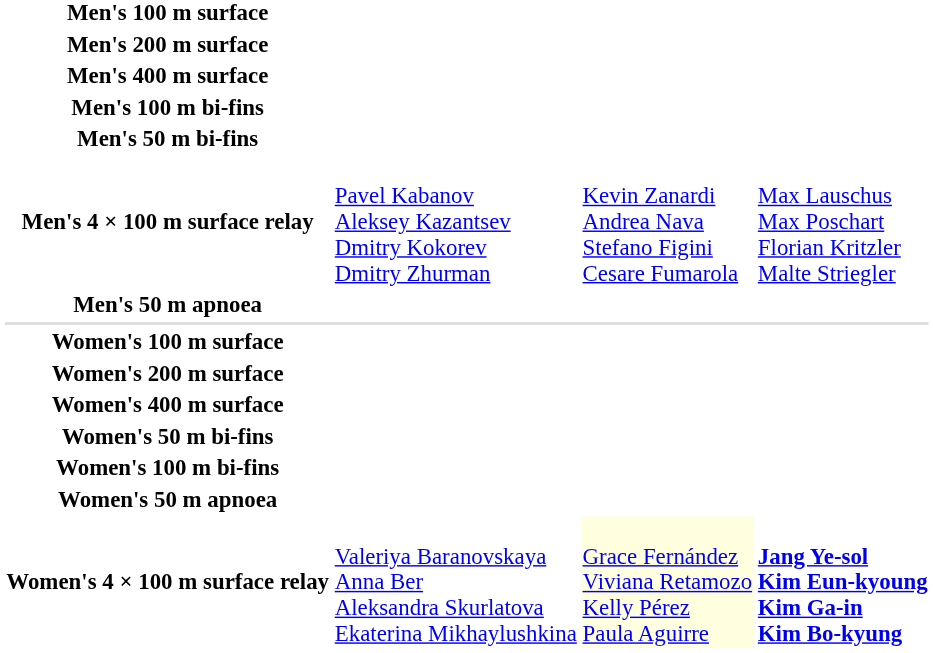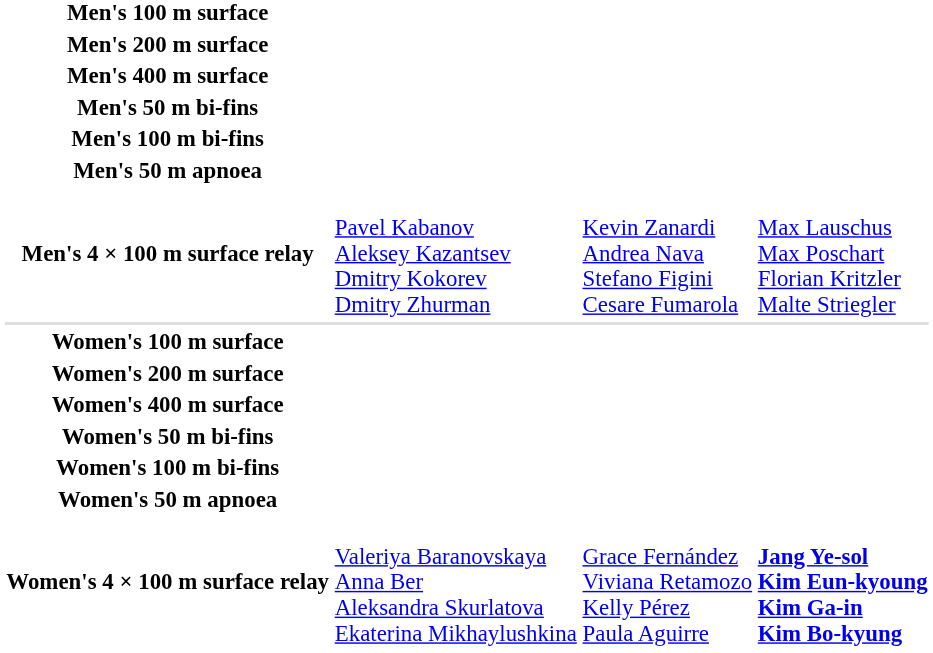rows swapped: (168, 138) <-> (168, 107)
rows swapped: (168, 304) <-> (168, 221)
(667, 594) lightyellow background -> (667, 594) no background
